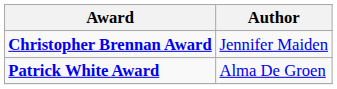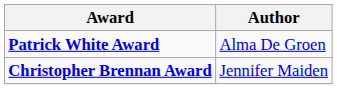rows swapped: (110, 44) <-> (84, 70)
